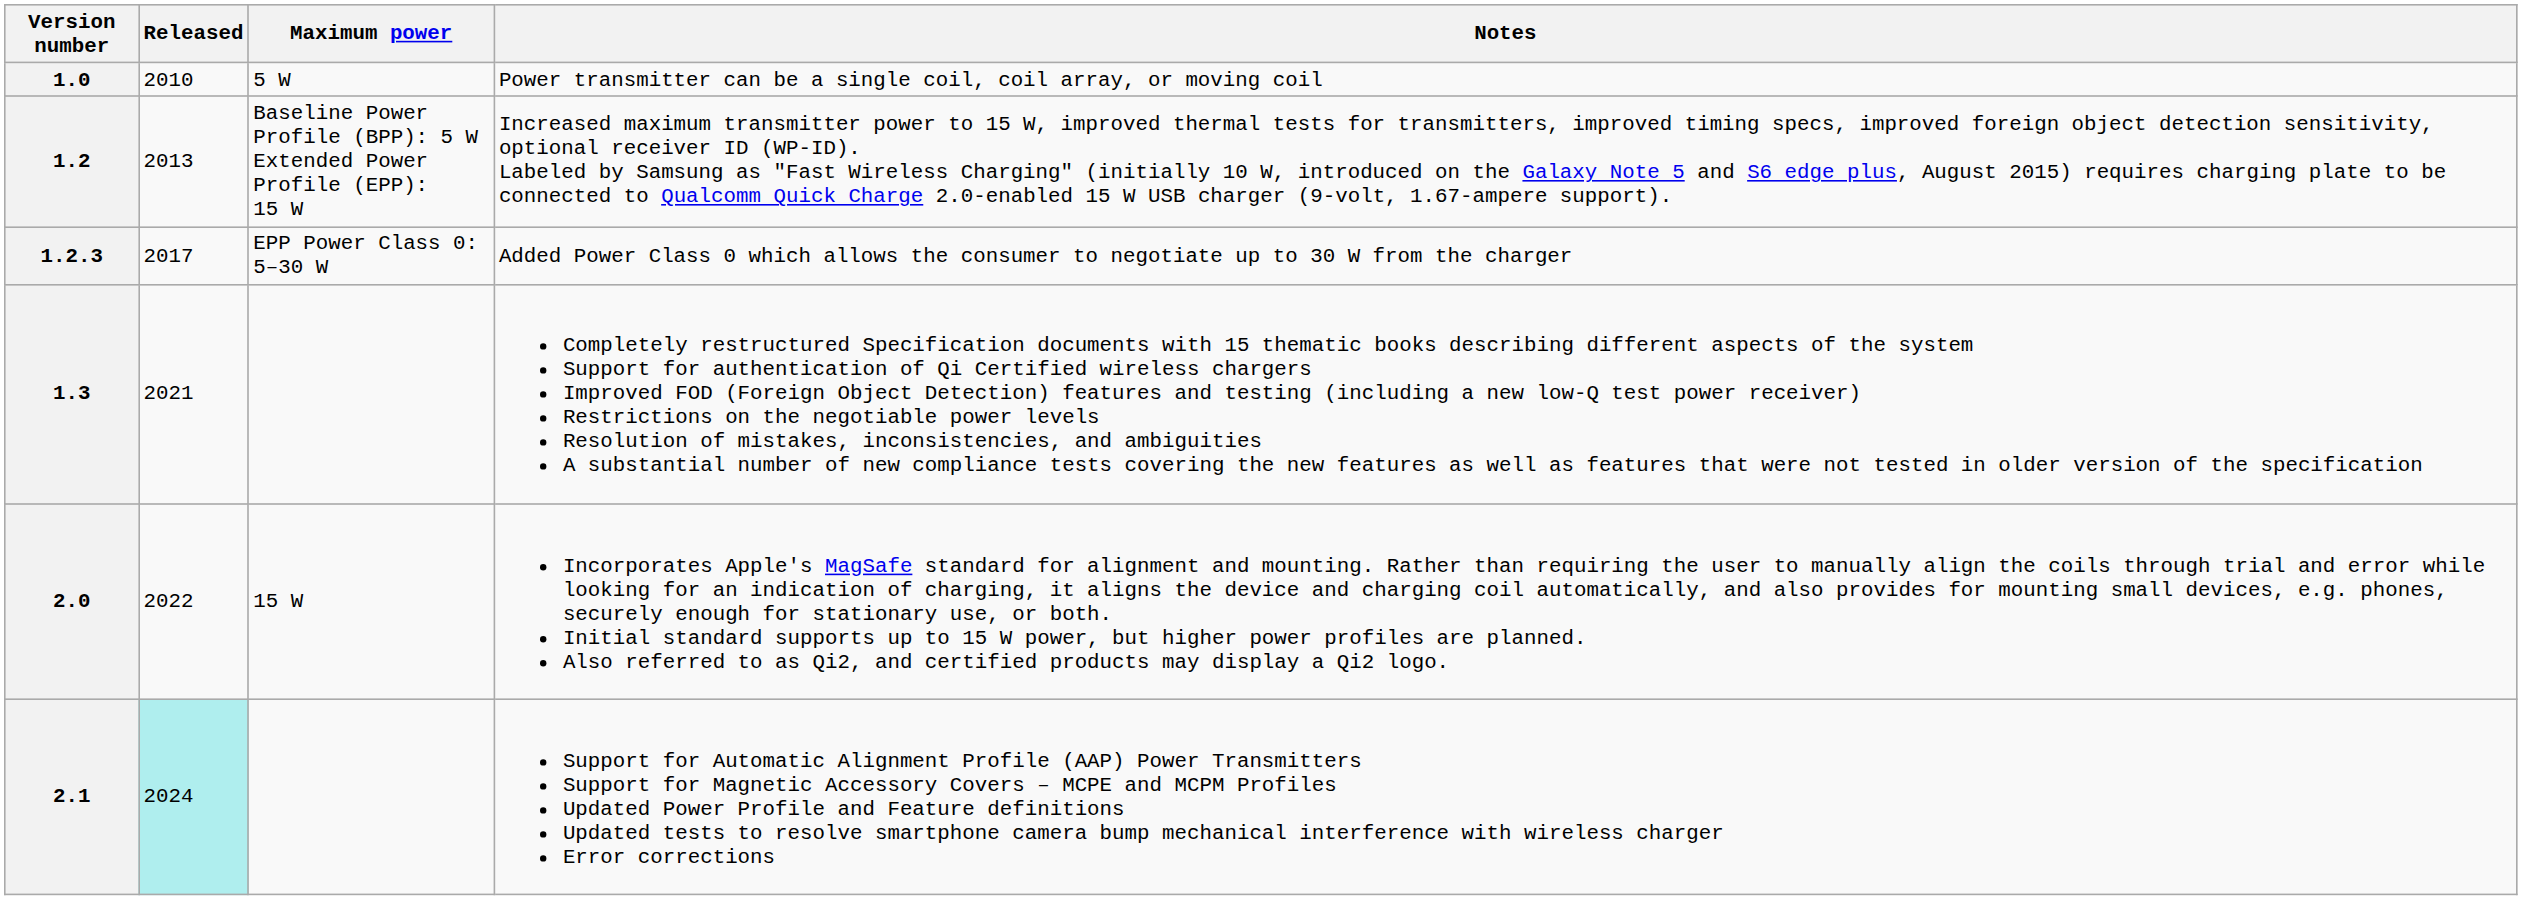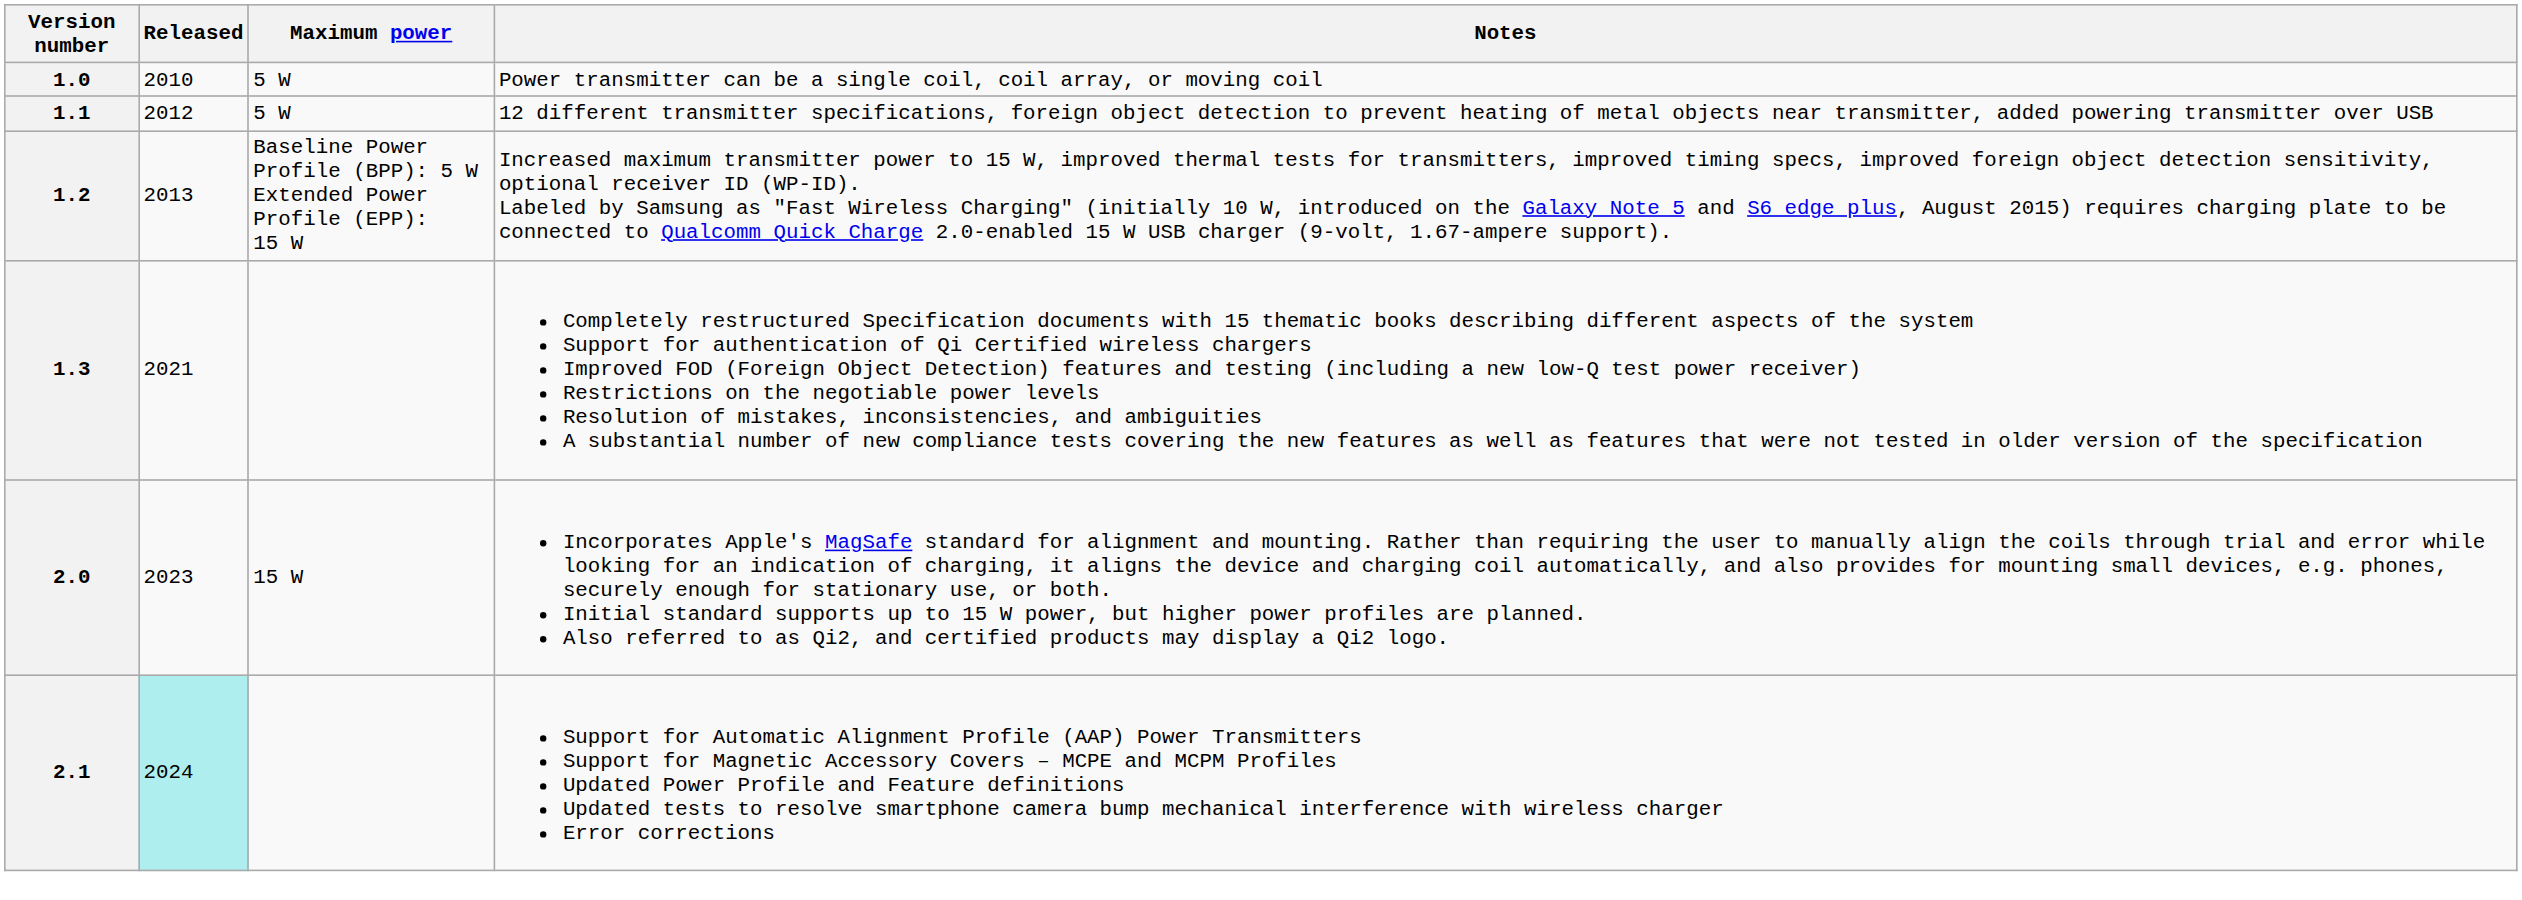+ row: (72, 114)
- row: (72, 255)
(169, 602) 2022 -> (169, 578) 2023
